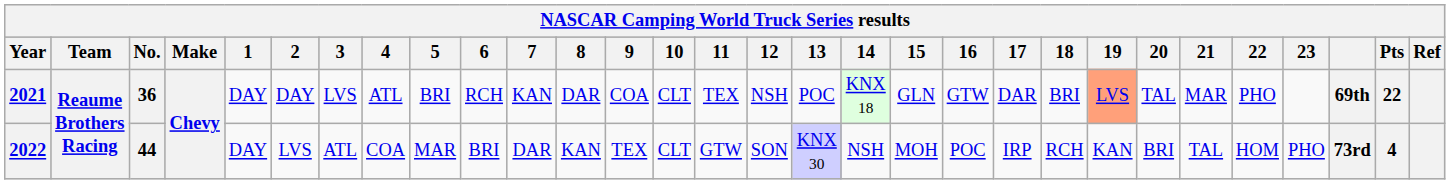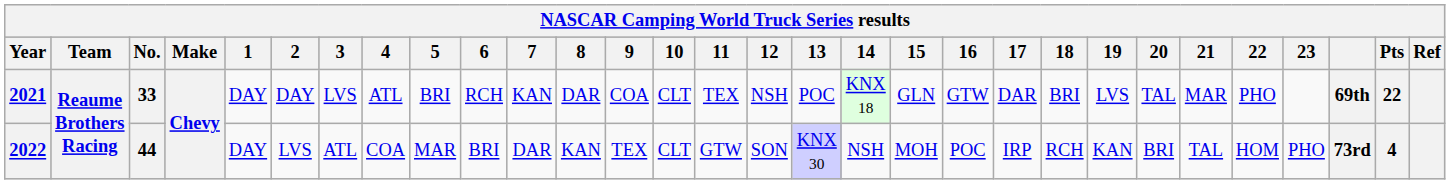(147, 96) 36 -> (147, 96) 33
(1113, 96) lightsalmon background -> (1113, 96) no background
